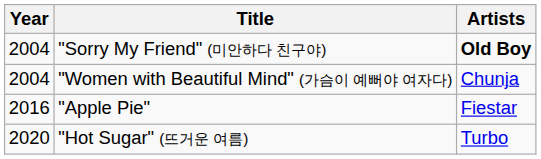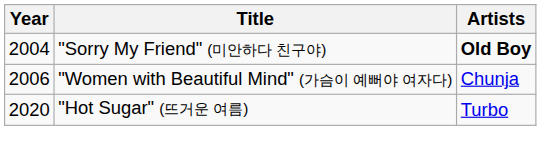(29, 79) 2004 -> (29, 79) 2006
- row: (104, 108)
